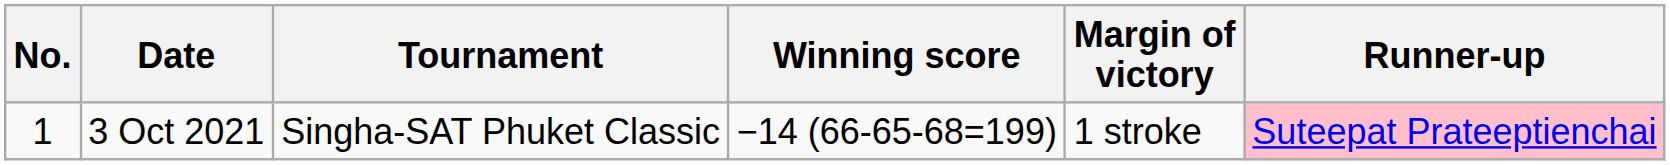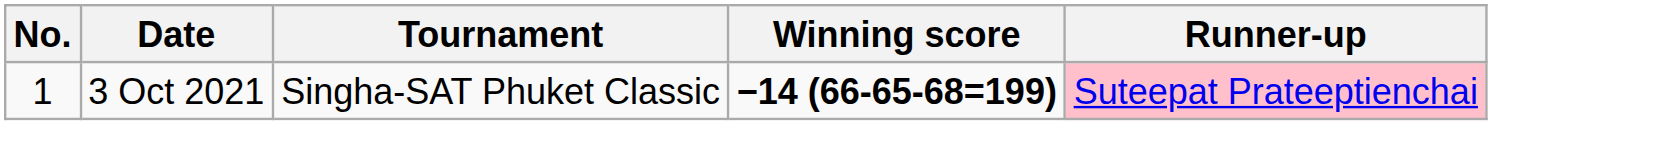- column: (1155, 54)
(897, 131) normal -> (897, 91) bold
